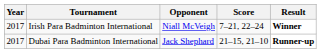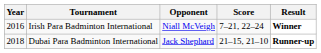(15, 26) 2017 -> (15, 26) 2016
(15, 41) 2017 -> (15, 41) 2018
